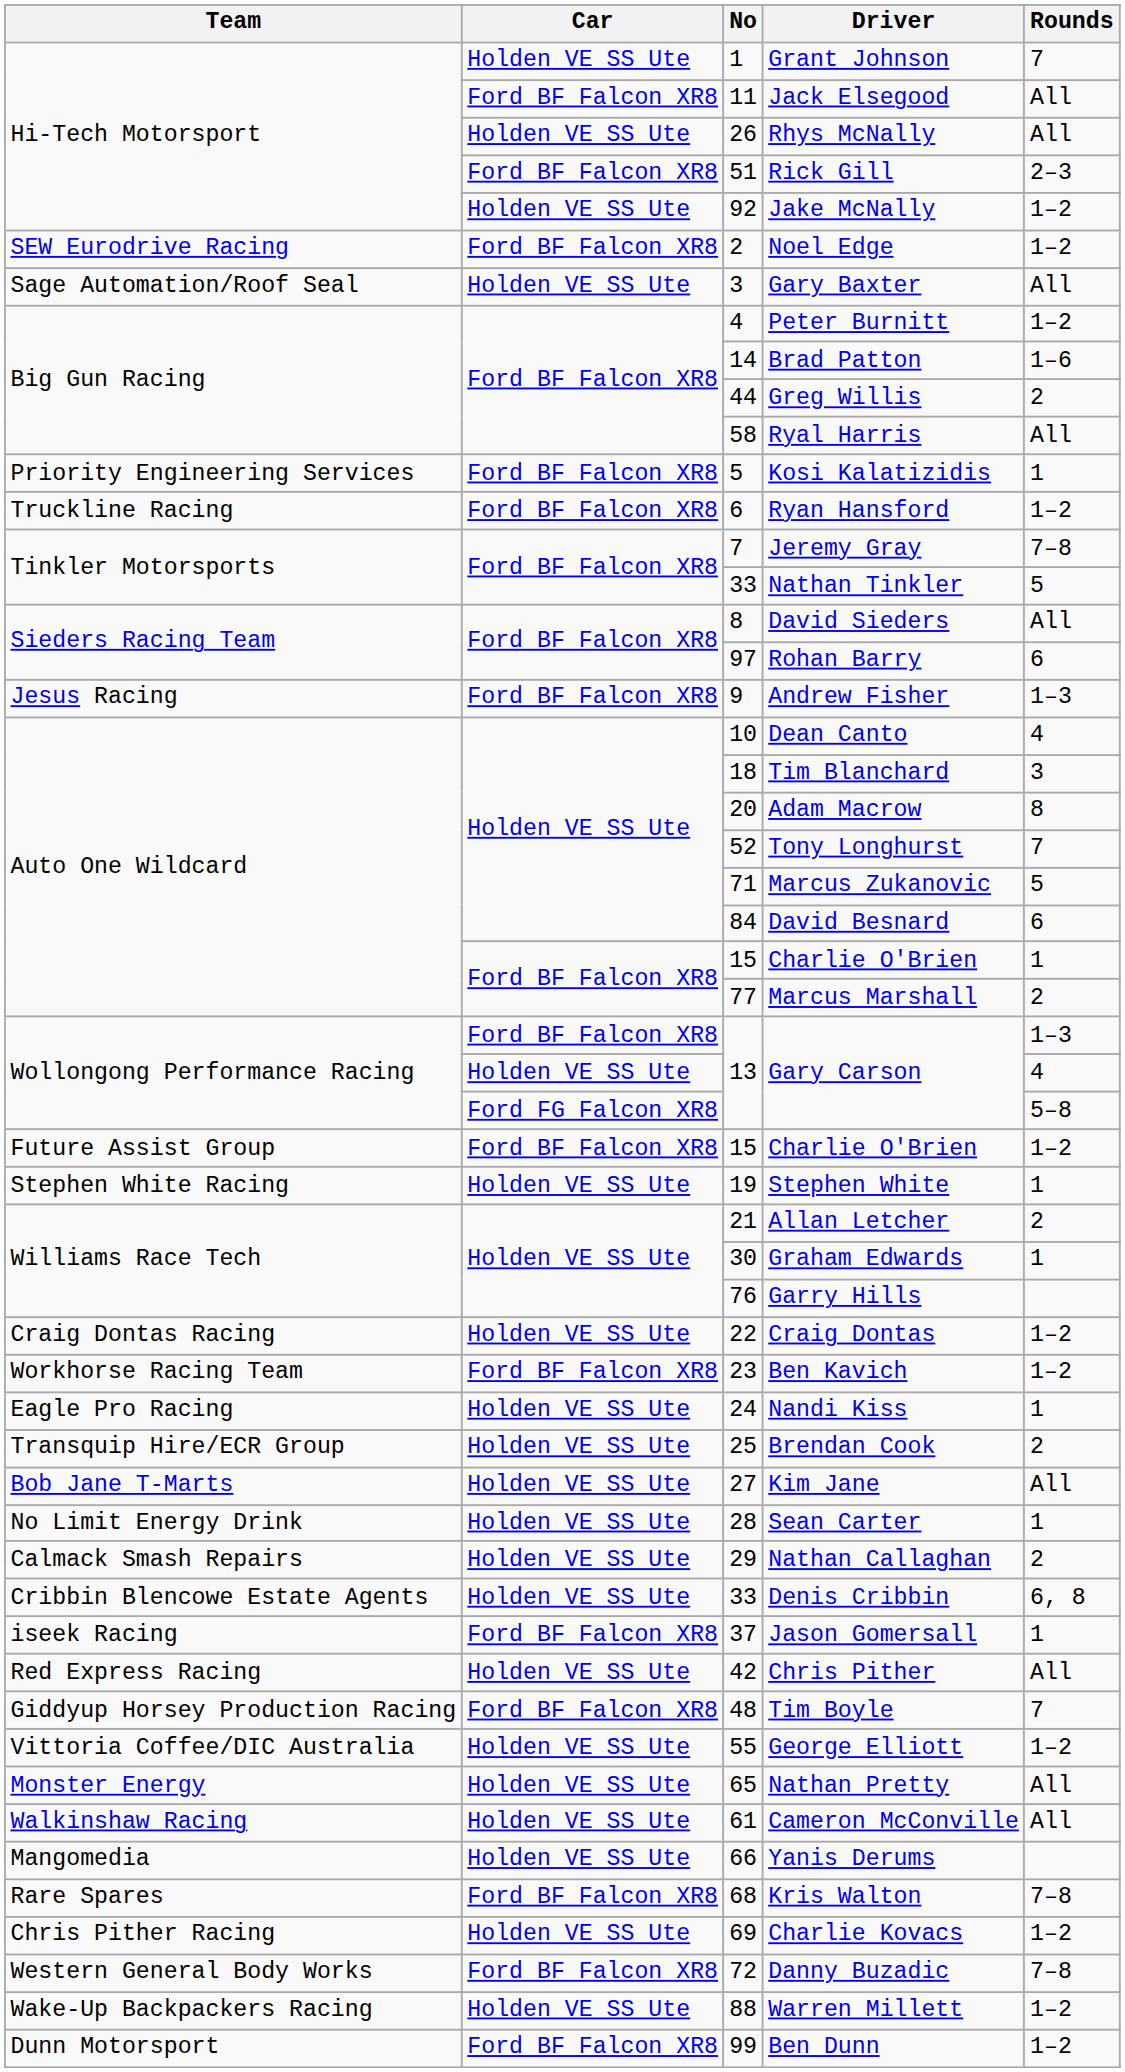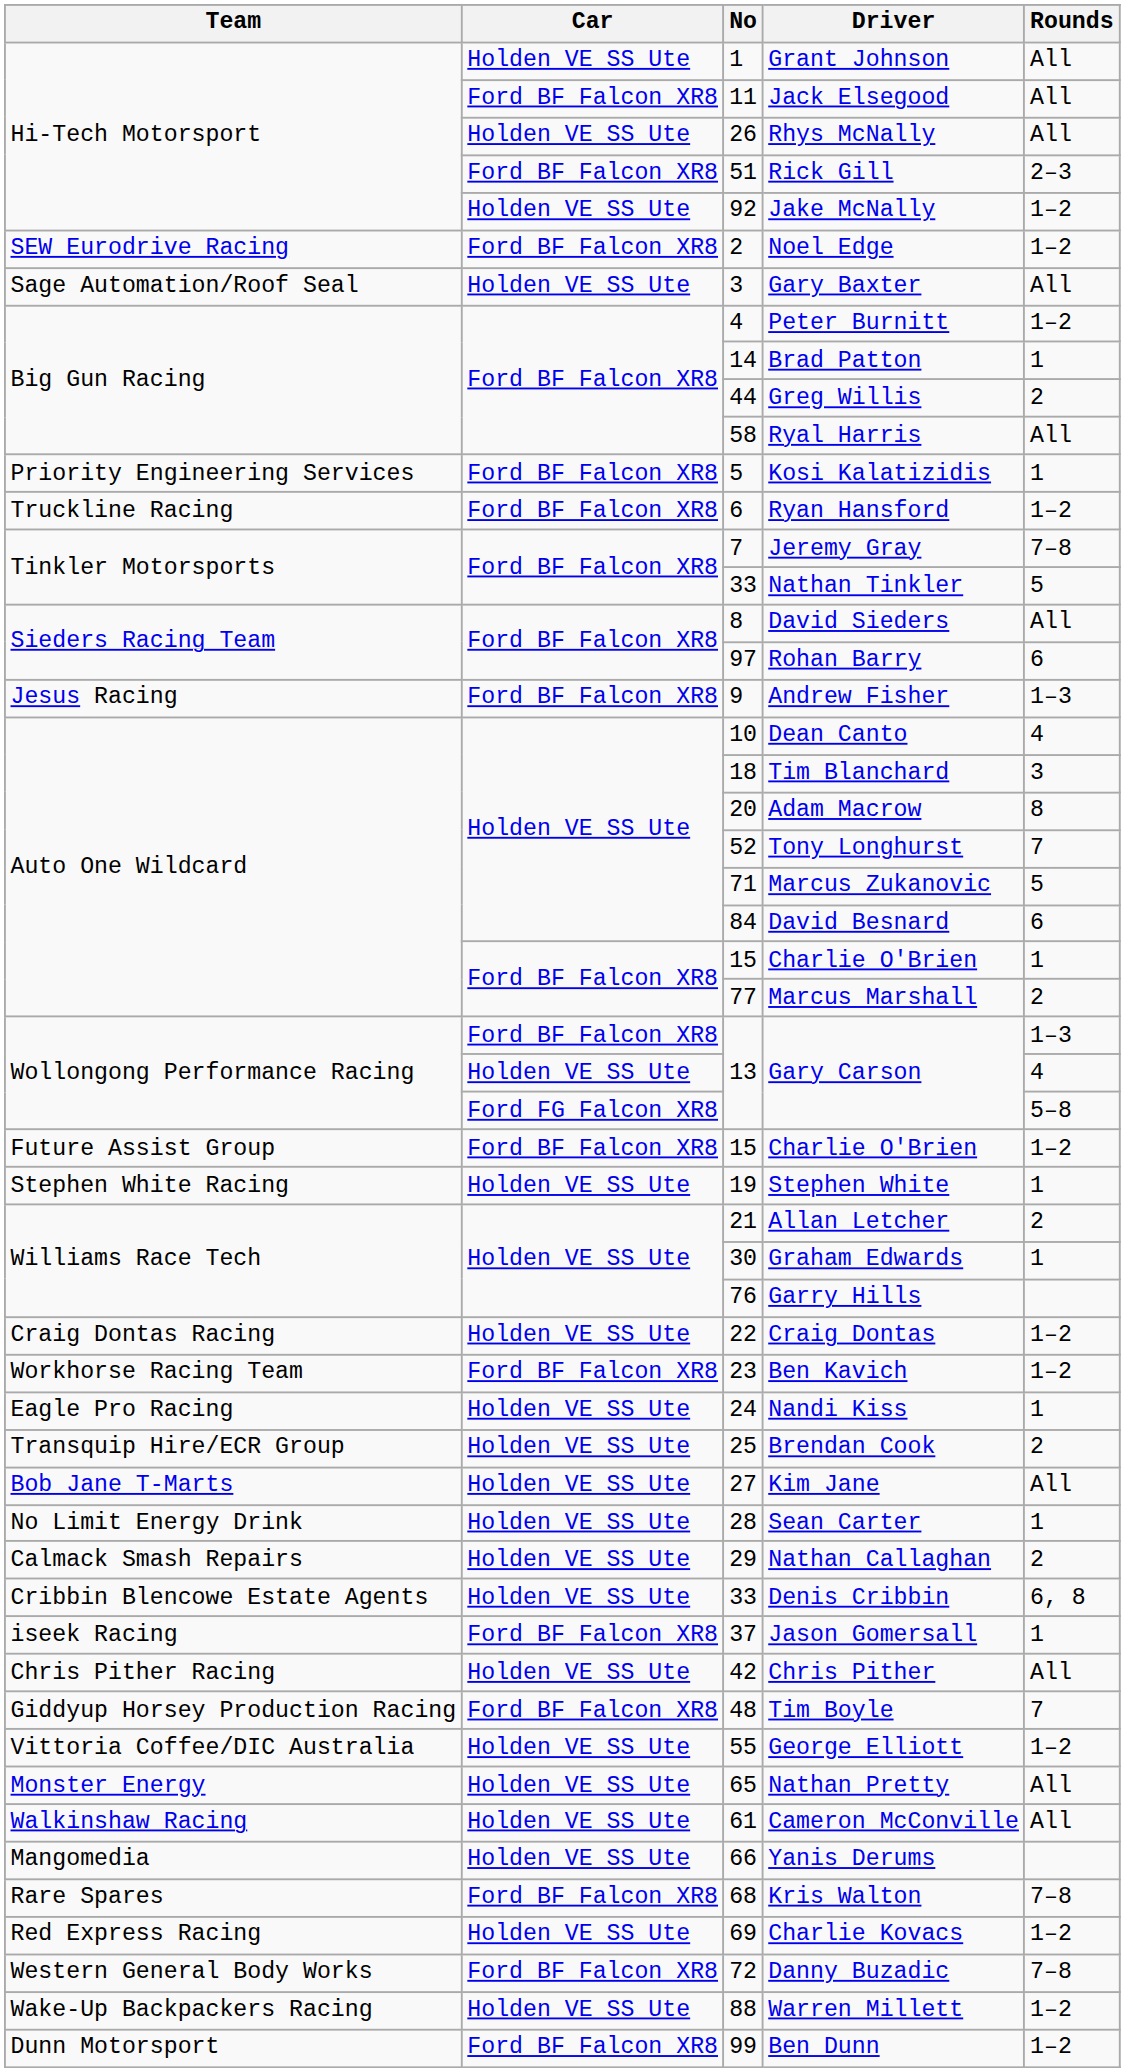(1037, 62) 7 -> (1051, 62) All
(1051, 361) 1–6 -> (1037, 361) 1
(136, 1673) Red Express Racing -> (143, 1673) Chris Pither Racing
(143, 1936) Chris Pither Racing -> (136, 1936) Red Express Racing
